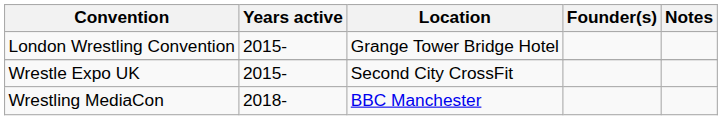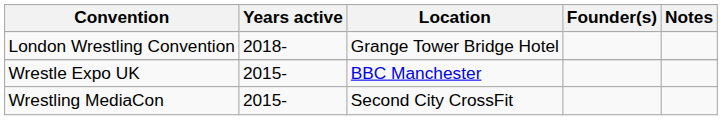(265, 45) 2015- -> (265, 45) 2018-
(432, 73) Second City CrossFit -> (416, 73) BBC Manchester
(265, 100) 2018- -> (265, 100) 2015-
(416, 100) BBC Manchester -> (432, 100) Second City CrossFit
